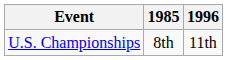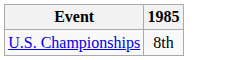- column: (203, 17)
